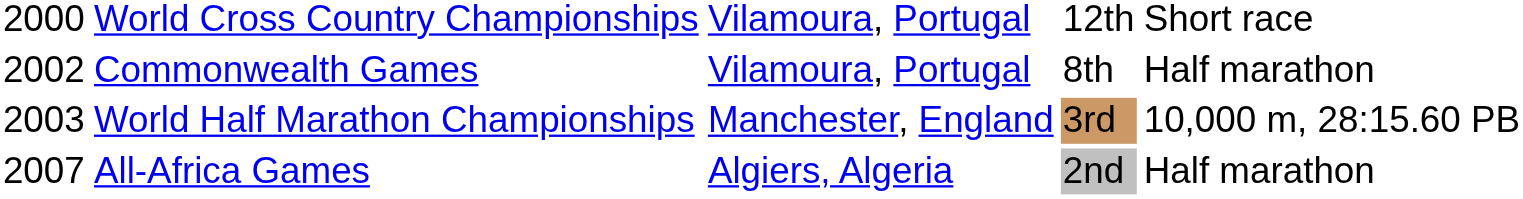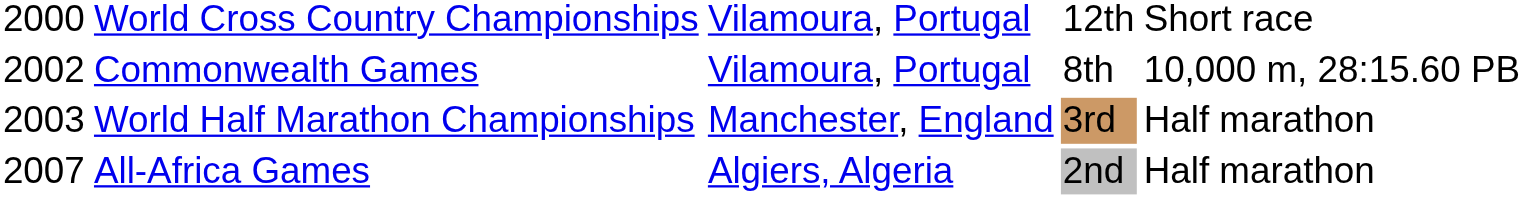(1259, 69) Half marathon -> (1332, 69) 10,000 m, 28:15.60 PB
(1332, 120) 10,000 m, 28:15.60 PB -> (1259, 120) Half marathon
